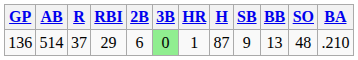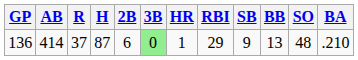columns swapped: (222, 17) <-> (109, 17)
(52, 42) 514 -> (52, 42) 414
